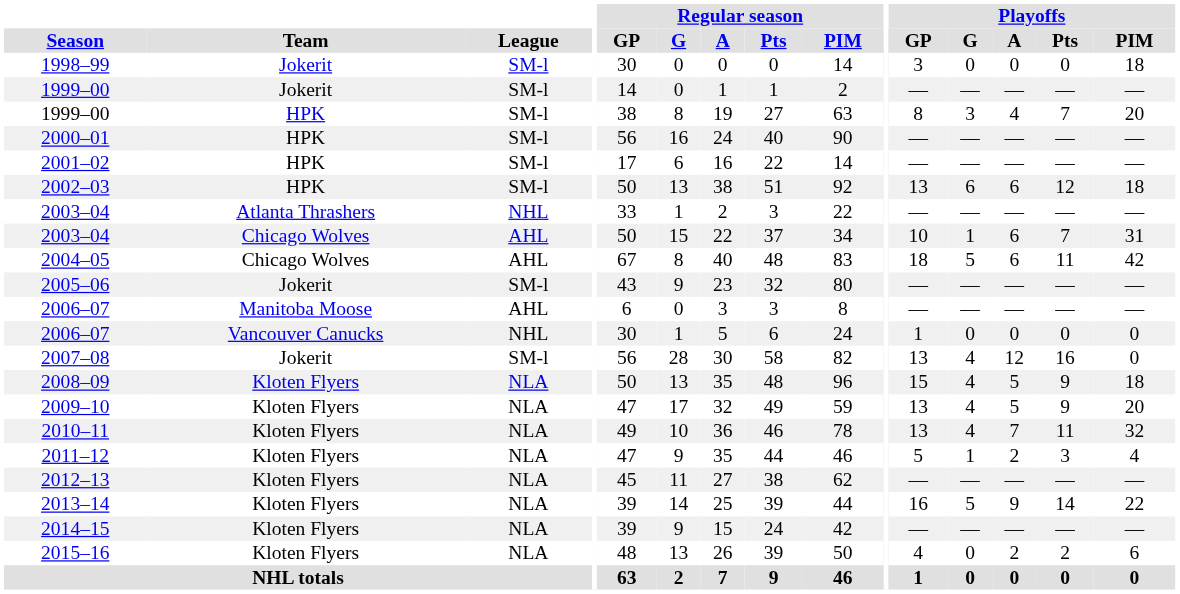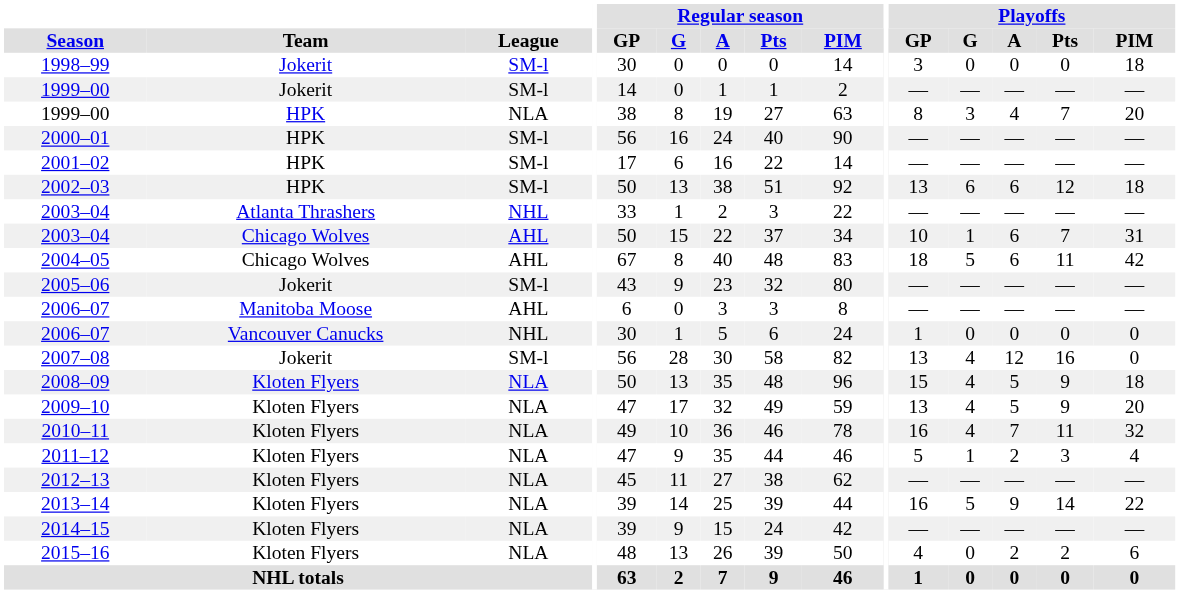(528, 113) SM-l -> (528, 113) NLA
(918, 430) 13 -> (918, 430) 16
